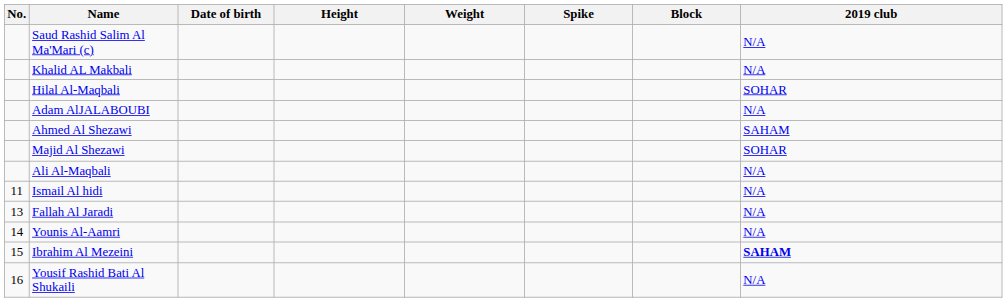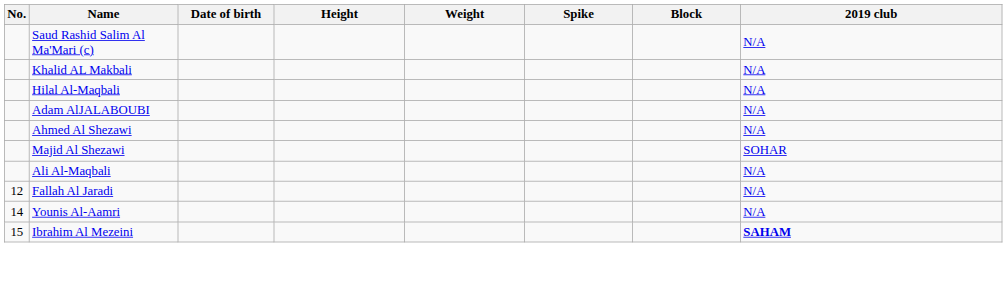(765, 89) SOHAR -> (754, 89) N/A
(766, 130) SAHAM -> (754, 130) N/A
- row: (67, 191)
(17, 211) 13 -> (17, 191) 12
- row: (88, 279)
